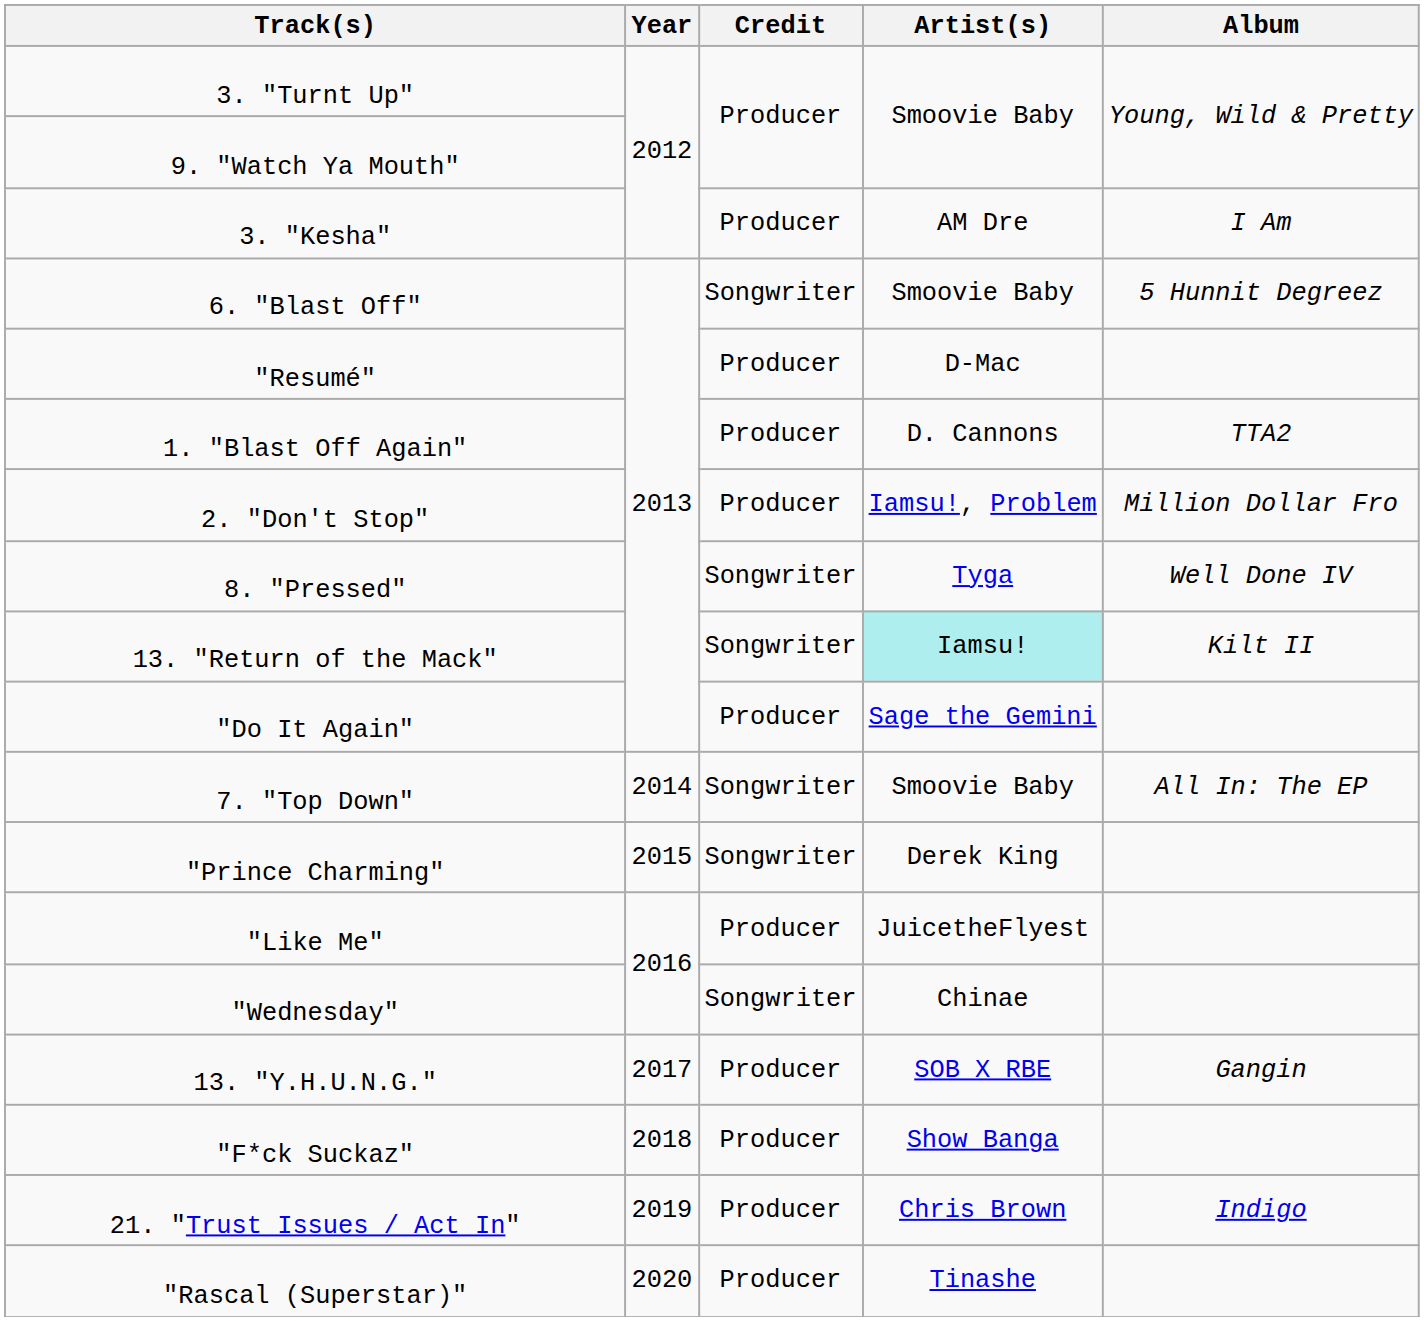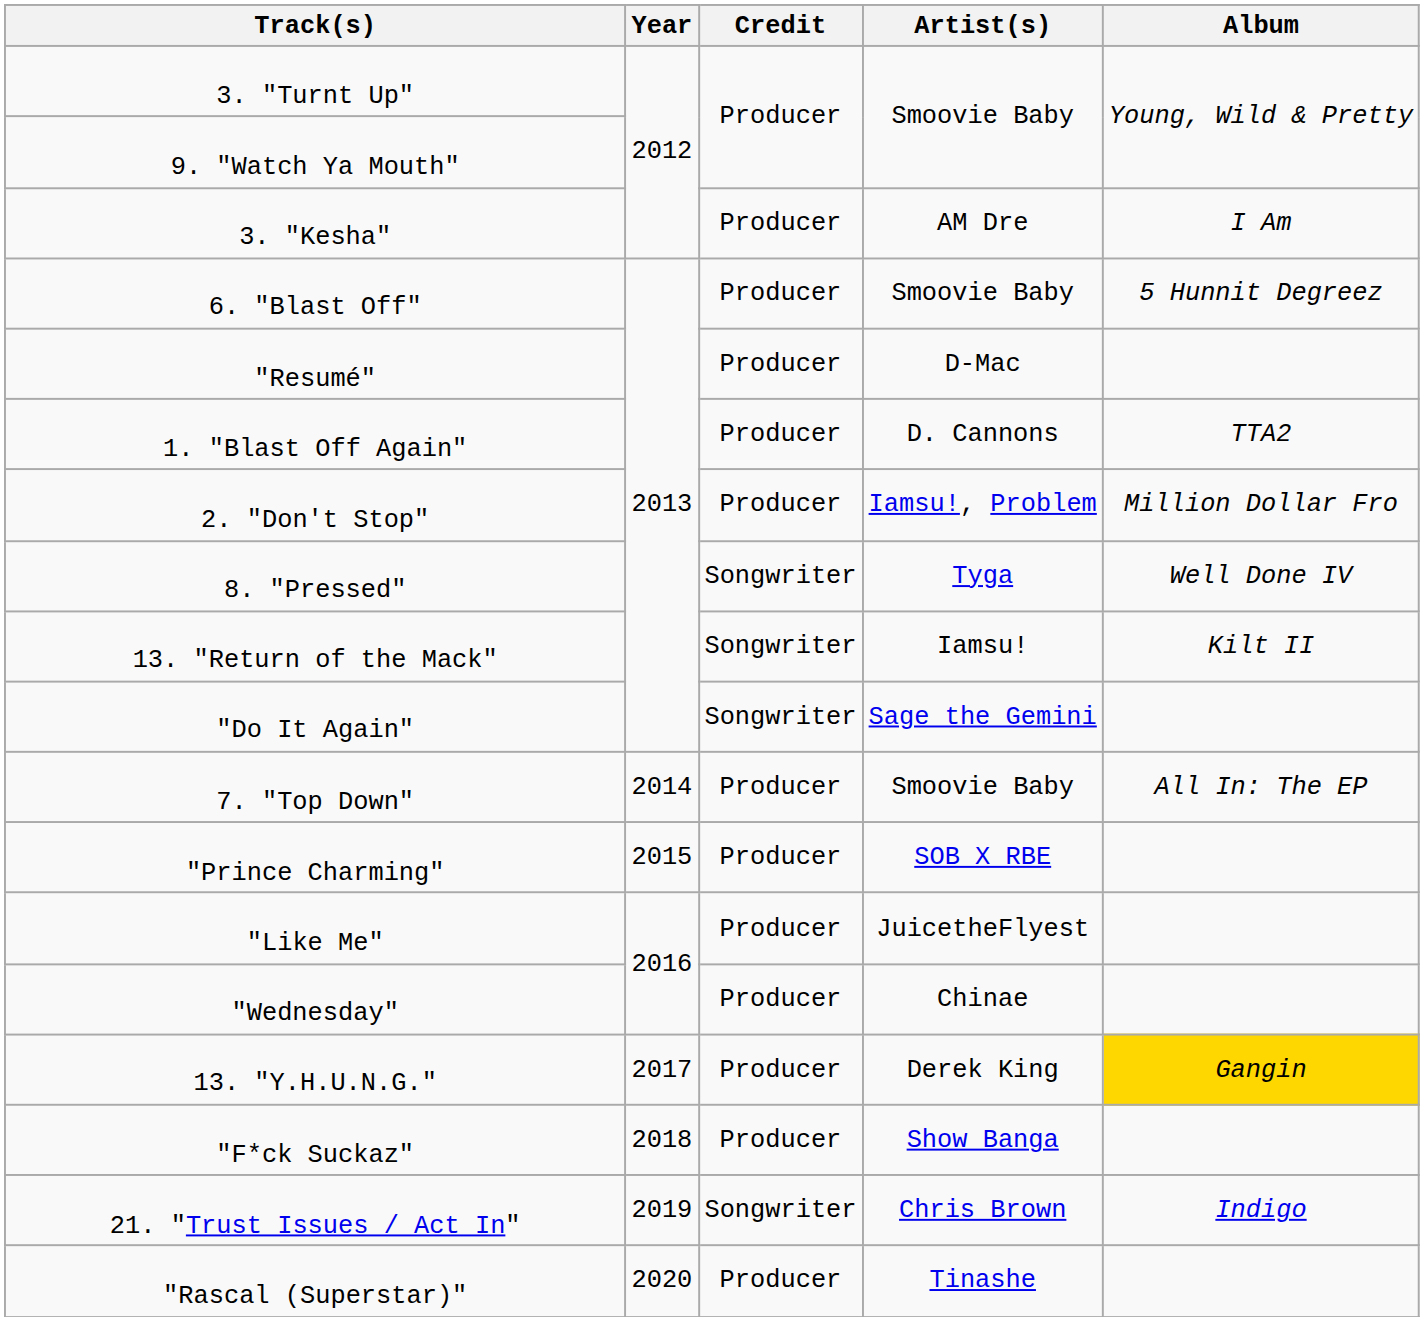(780, 293) Songwriter -> (780, 293) Producer
(983, 646) paleturquoise background -> (983, 646) no background
(780, 717) Producer -> (780, 717) Songwriter
(780, 787) Songwriter -> (780, 787) Producer
(780, 858) Songwriter -> (780, 858) Producer
(983, 858) Derek King -> (983, 858) SOB X RBE
(780, 999) Songwriter -> (780, 999) Producer
(983, 1069) SOB X RBE -> (983, 1069) Derek King
(1261, 1069) no background -> (1261, 1069) gold background
(780, 1211) Producer -> (780, 1211) Songwriter
